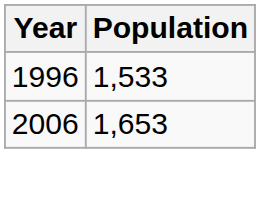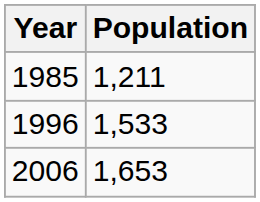+ row: (45, 76)
